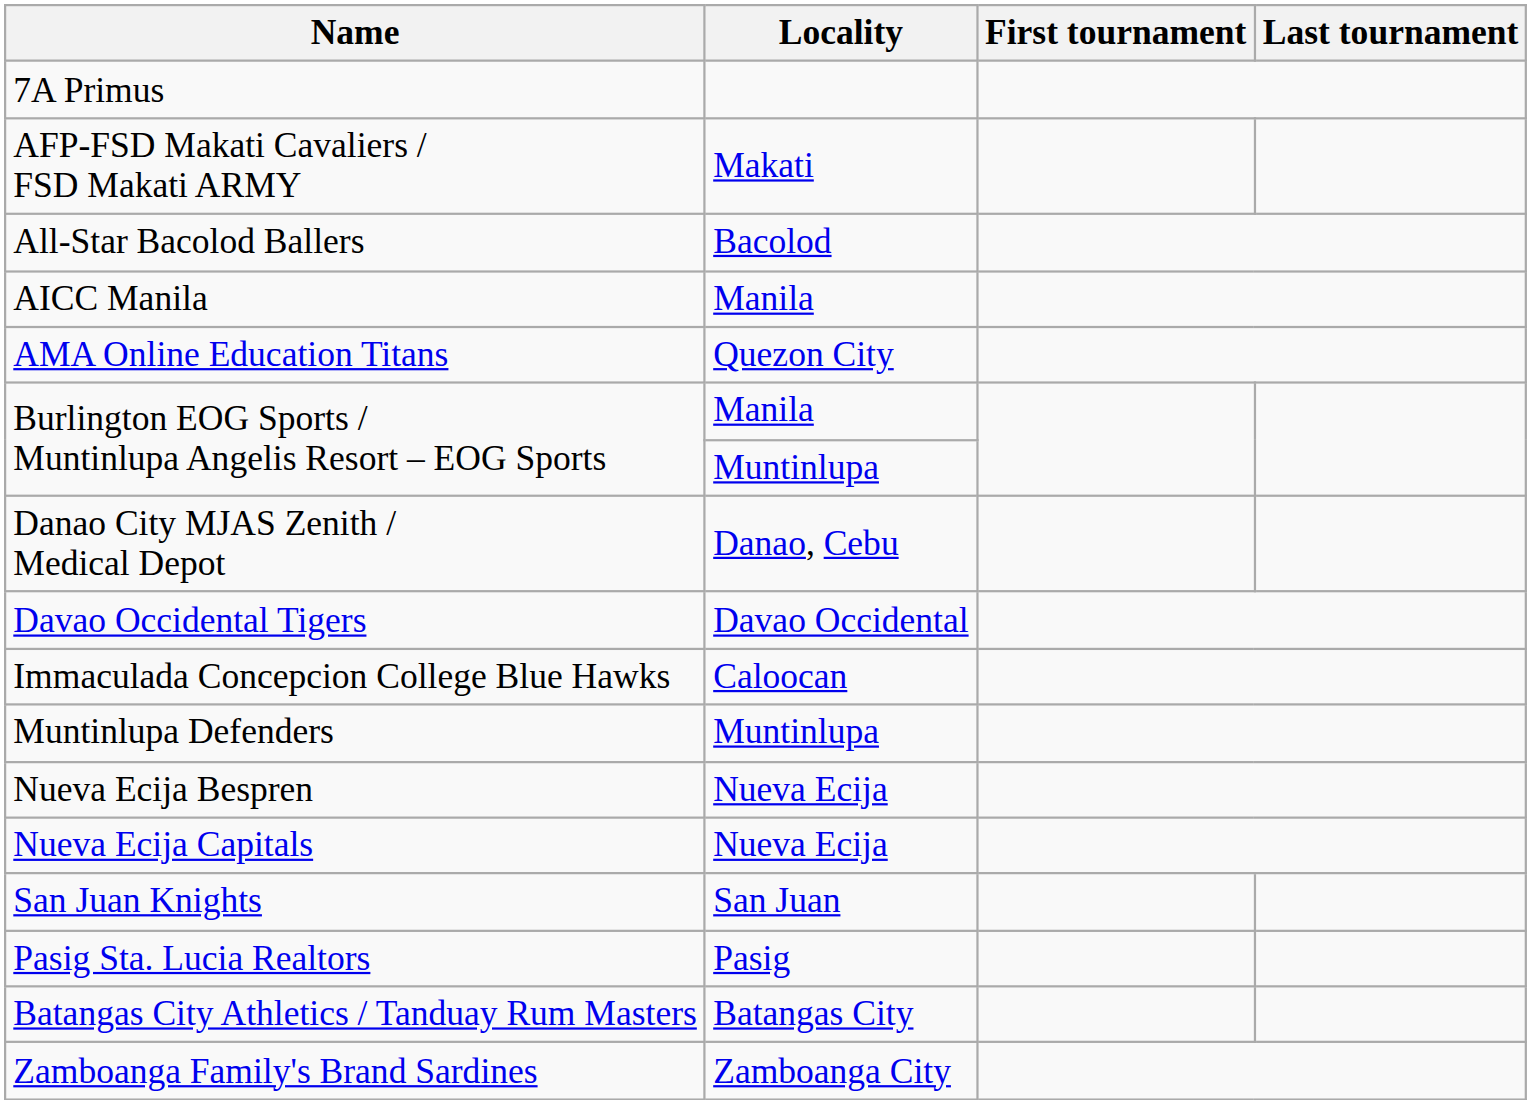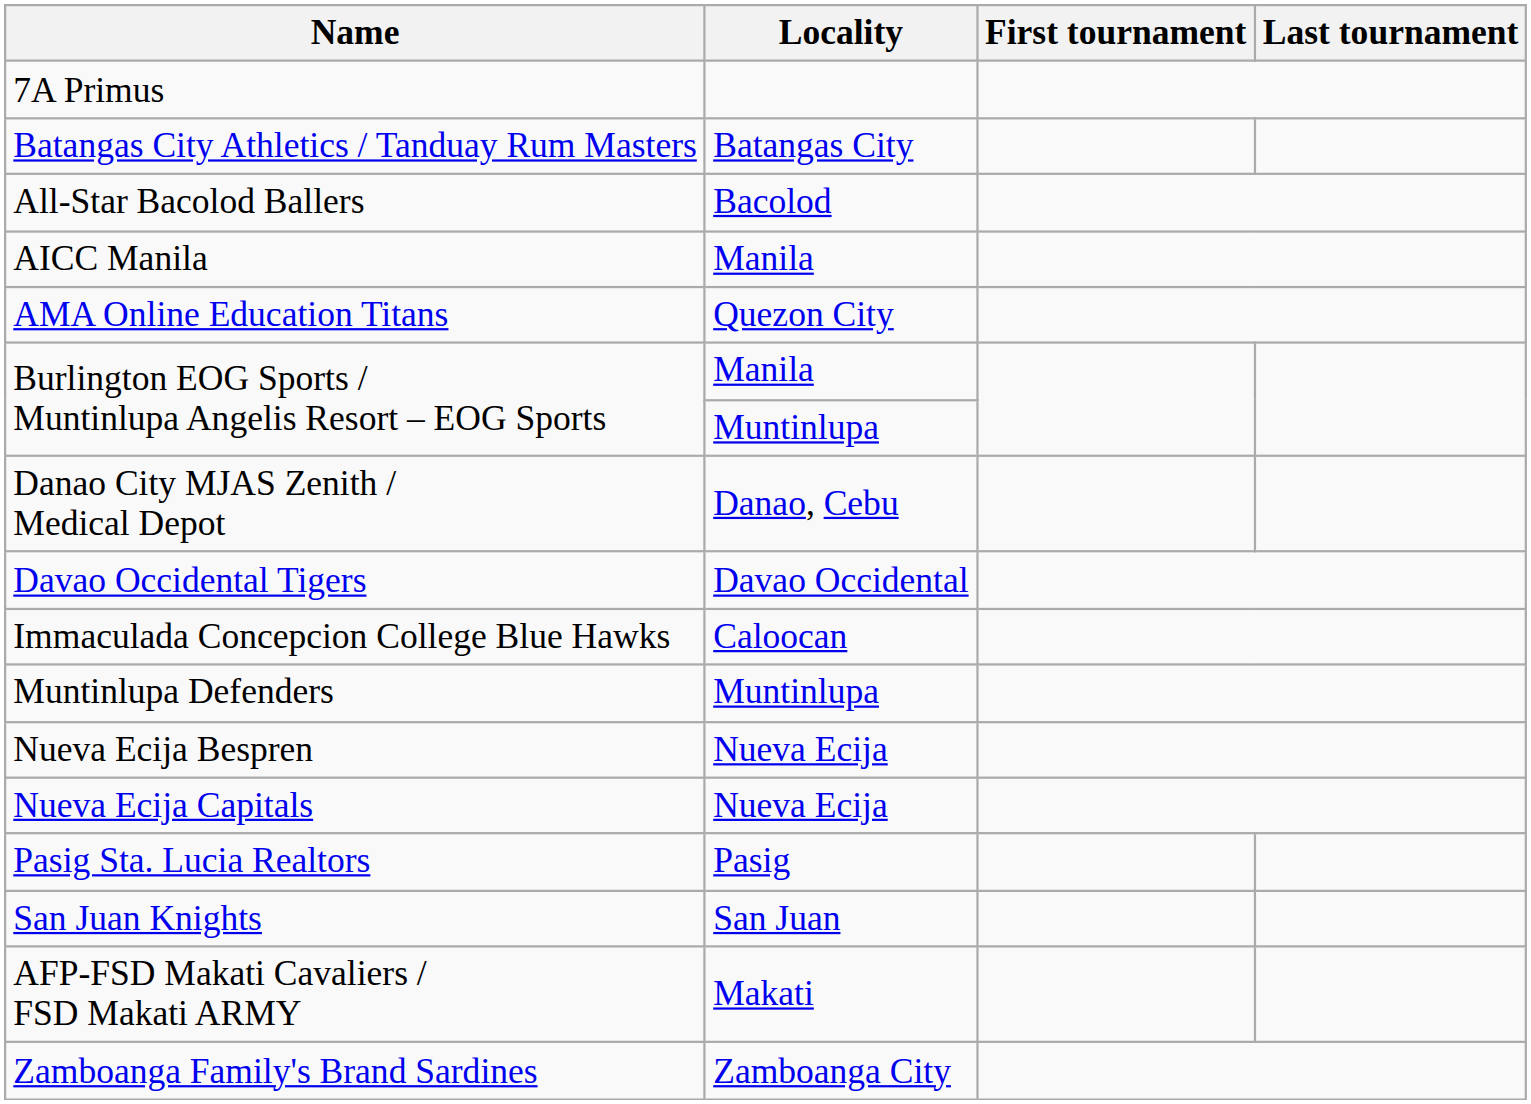rows swapped: (220, 165) <-> (355, 1013)
rows swapped: (192, 957) <-> (138, 901)
